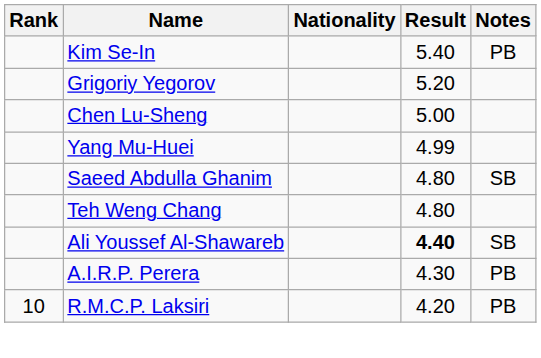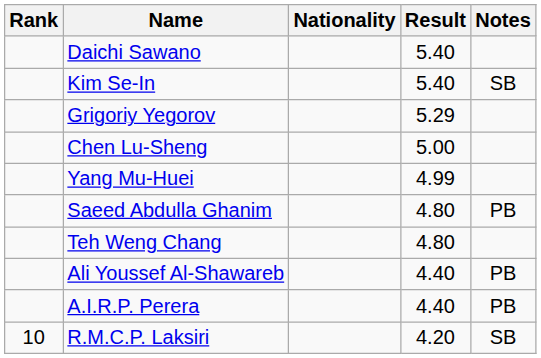+ row: (134, 52)
(503, 52) PB -> (503, 83) SB
(435, 83) 5.20 -> (435, 115) 5.29
(503, 178) SB -> (503, 210) PB
(435, 242) bold -> (435, 274) normal
(503, 242) SB -> (503, 274) PB
(435, 274) 4.30 -> (435, 305) 4.40
(503, 305) PB -> (503, 337) SB
